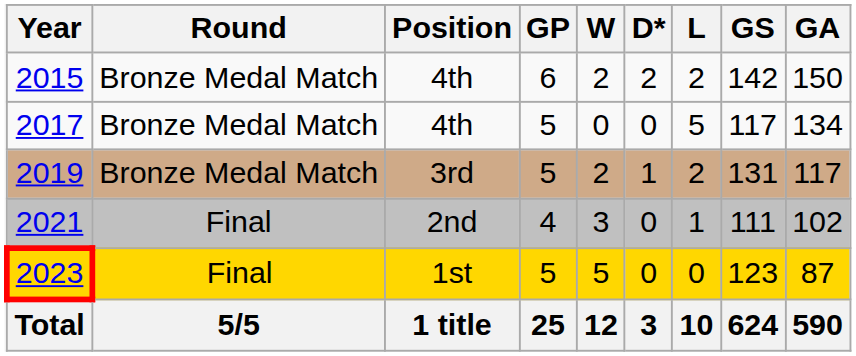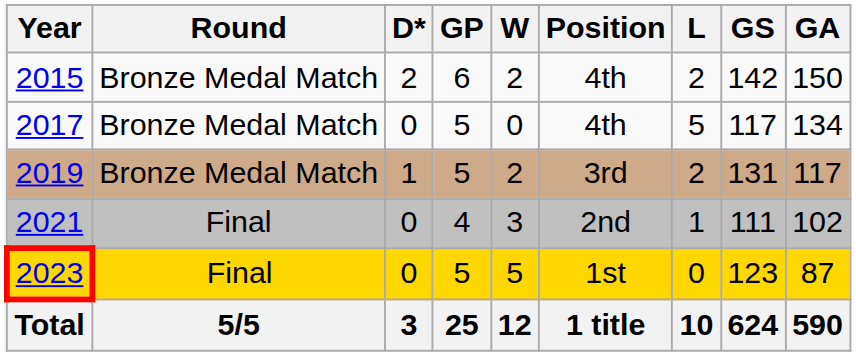columns swapped: (452, 28) <-> (649, 28)
